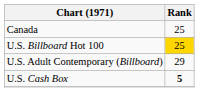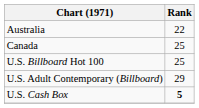+ row: (26, 29)
(180, 45) gold background -> (180, 62) no background
